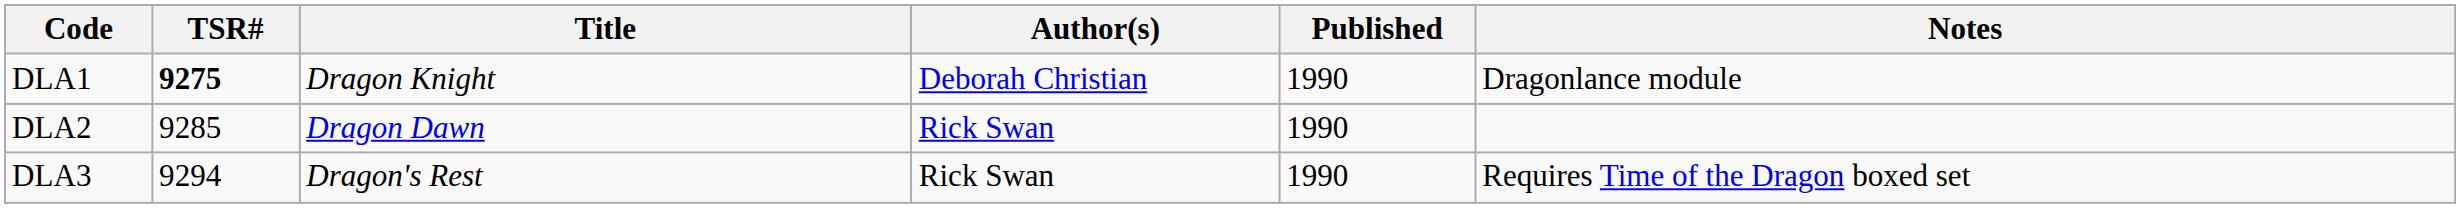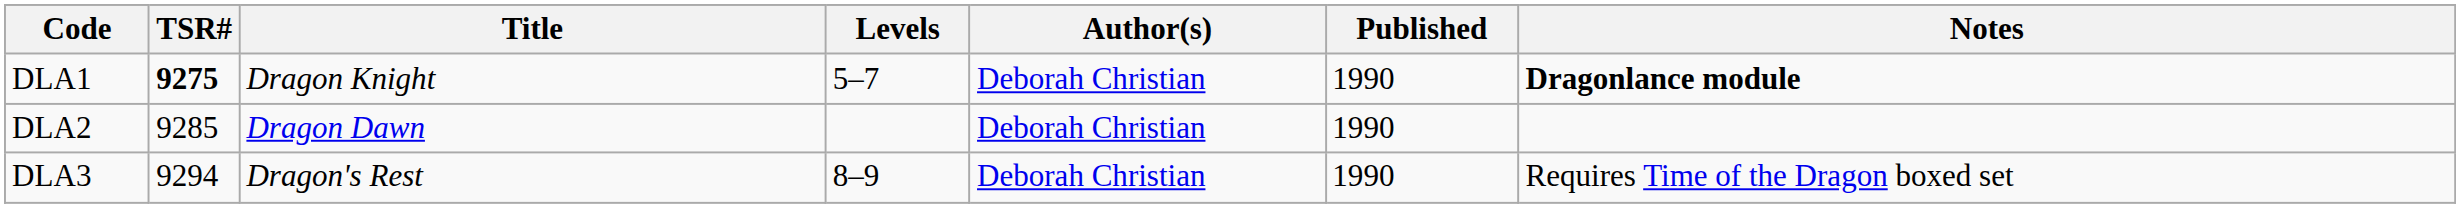+ column: (898, 29)
(1612, 78) normal -> (1663, 78) bold
(986, 127) Rick Swan -> (1091, 127) Deborah Christian
(986, 176) Rick Swan -> (1091, 176) Deborah Christian
